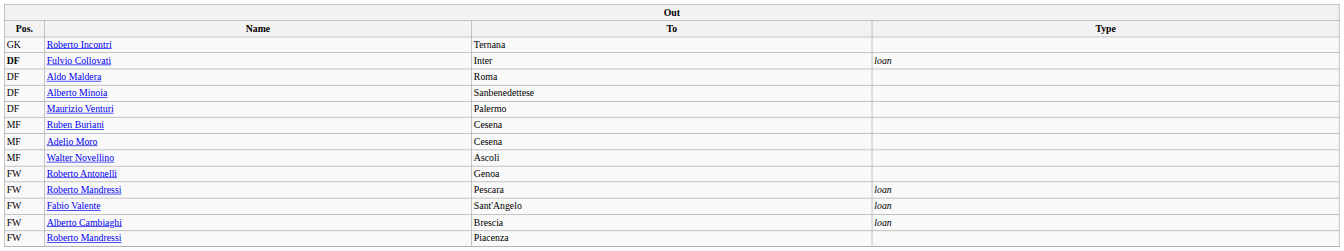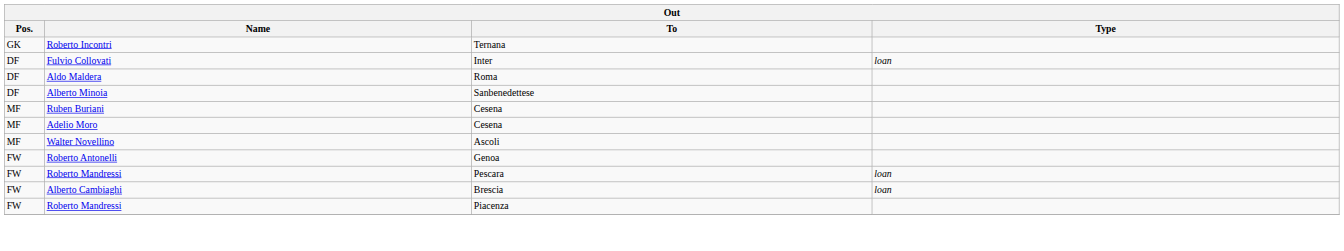(13, 61) bold -> (13, 61) normal
- row: (80, 109)
- row: (74, 206)
